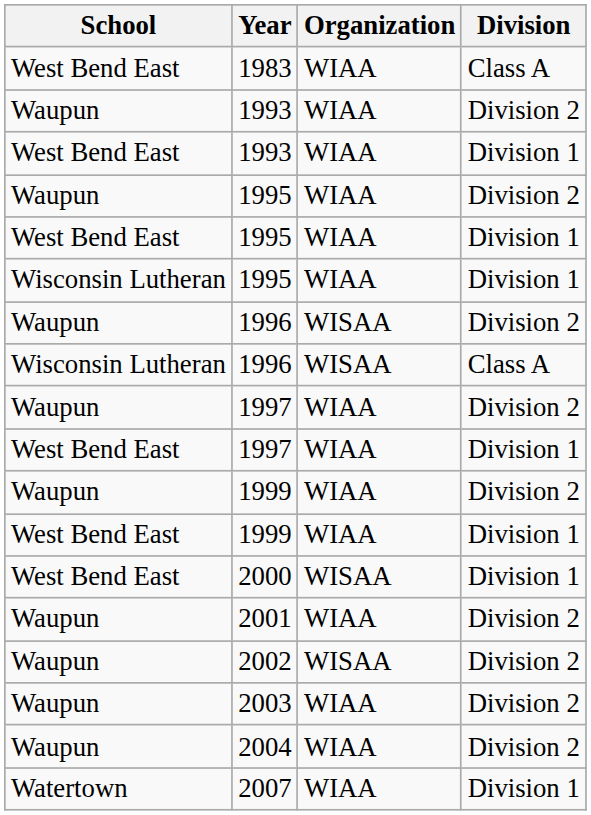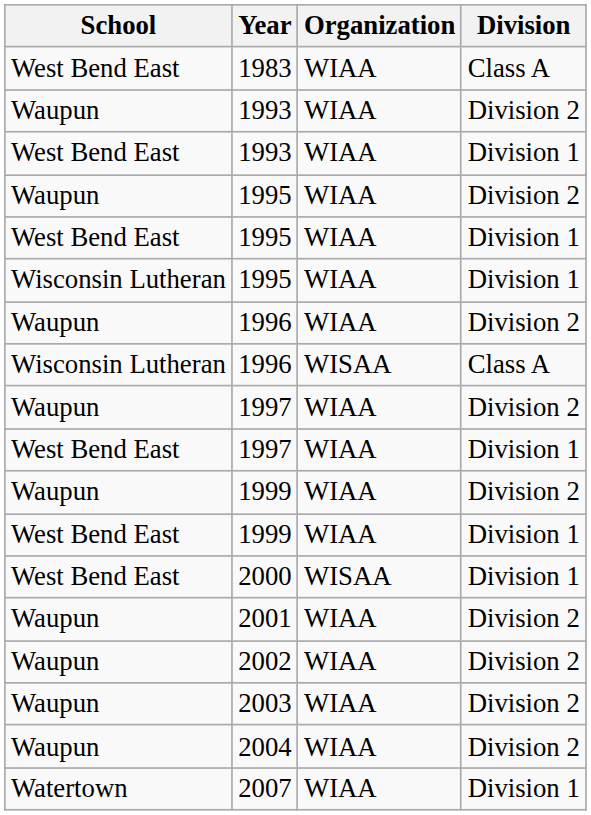(348, 322) WISAA -> (340, 322) WIAA
(348, 661) WISAA -> (340, 661) WIAA
